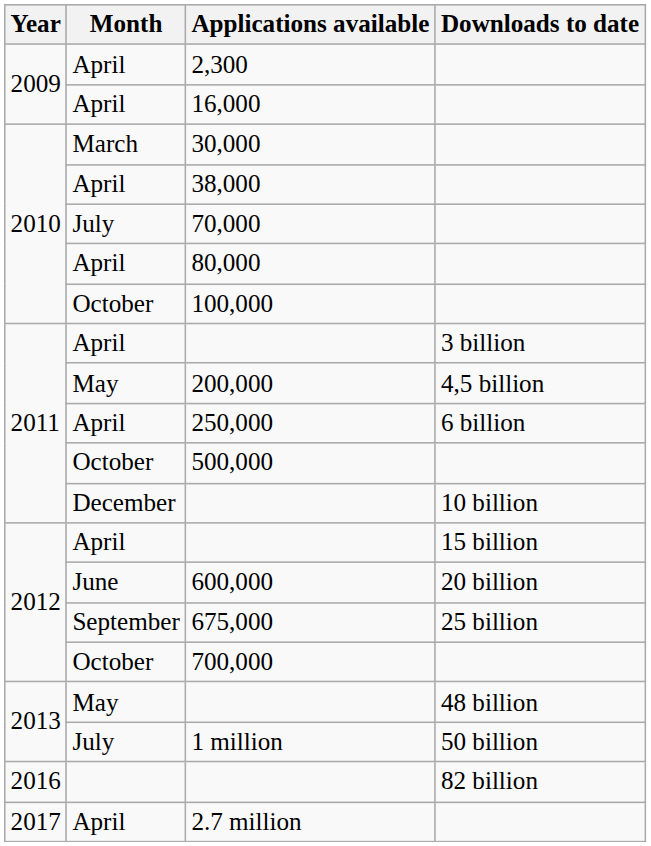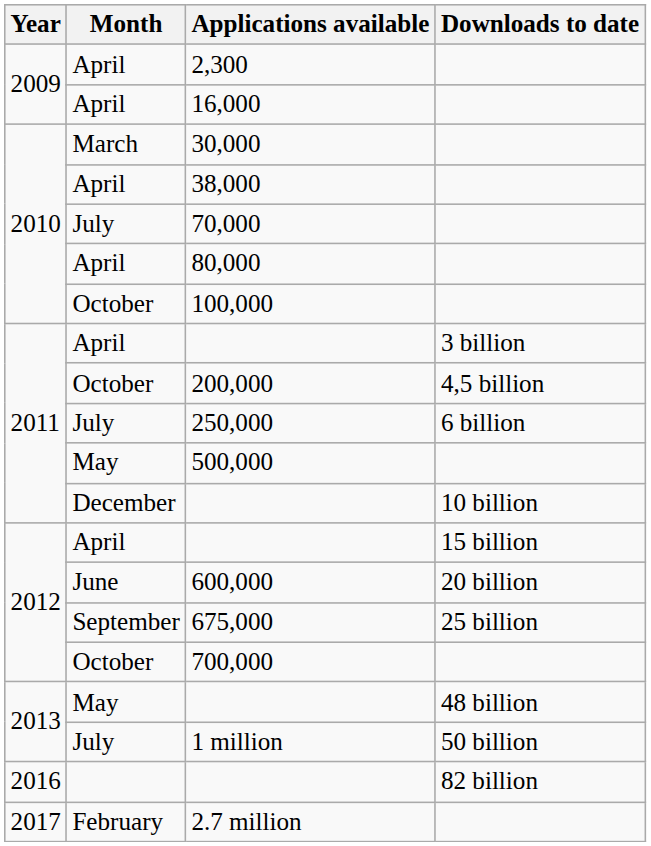(95, 382) May -> (113, 382) October
(99, 422) April -> (93, 422) July
(113, 462) October -> (95, 462) May
(99, 821) April -> (118, 821) February
